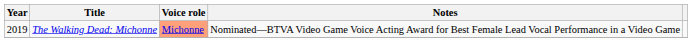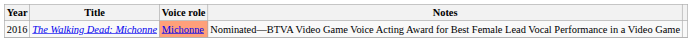(17, 29) 2019 -> (17, 29) 2016
